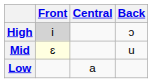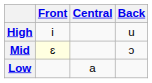(53, 31) lightgrey background -> (53, 31) no background
(131, 31) ɔ -> (131, 31) u
(131, 50) u -> (131, 50) ɔ
